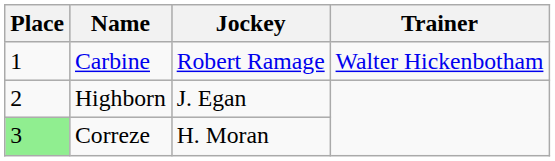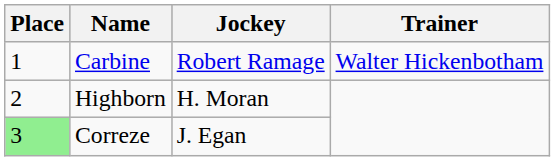(212, 98) J. Egan -> (223, 98) H. Moran
(223, 135) H. Moran -> (212, 135) J. Egan
